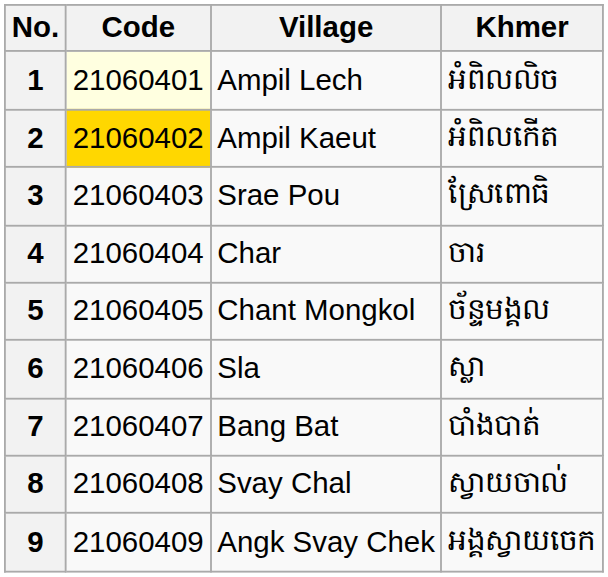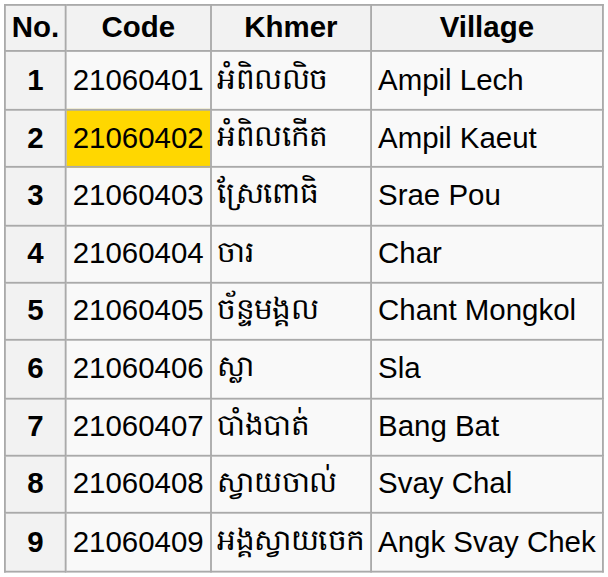columns swapped: (326, 27) <-> (522, 27)
(138, 80) lightyellow background -> (138, 80) no background
